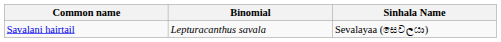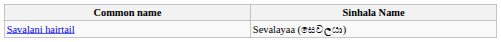- column: (250, 12)
